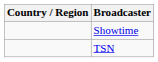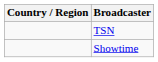rows swapped: (104, 48) <-> (116, 30)
